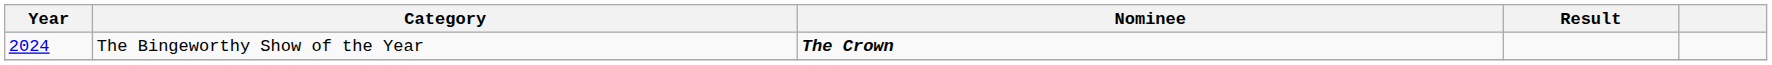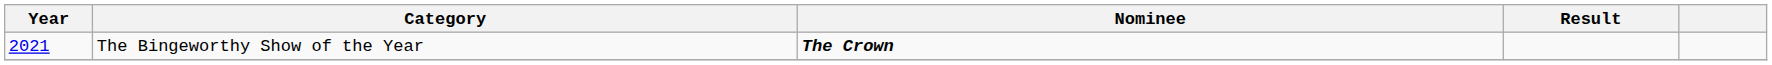(29, 46) 2024 -> (29, 46) 2021
